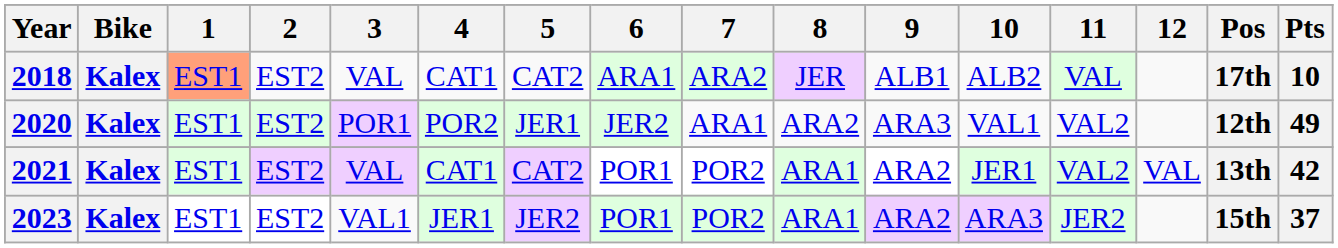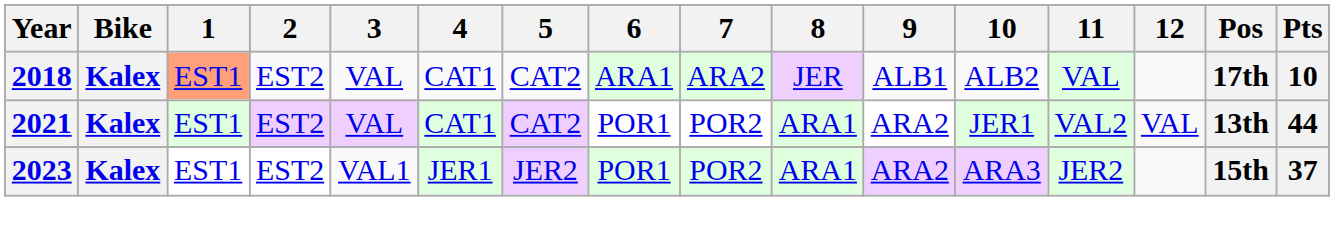- row: (42, 123)
(1305, 170) 42 -> (1303, 123) 44
